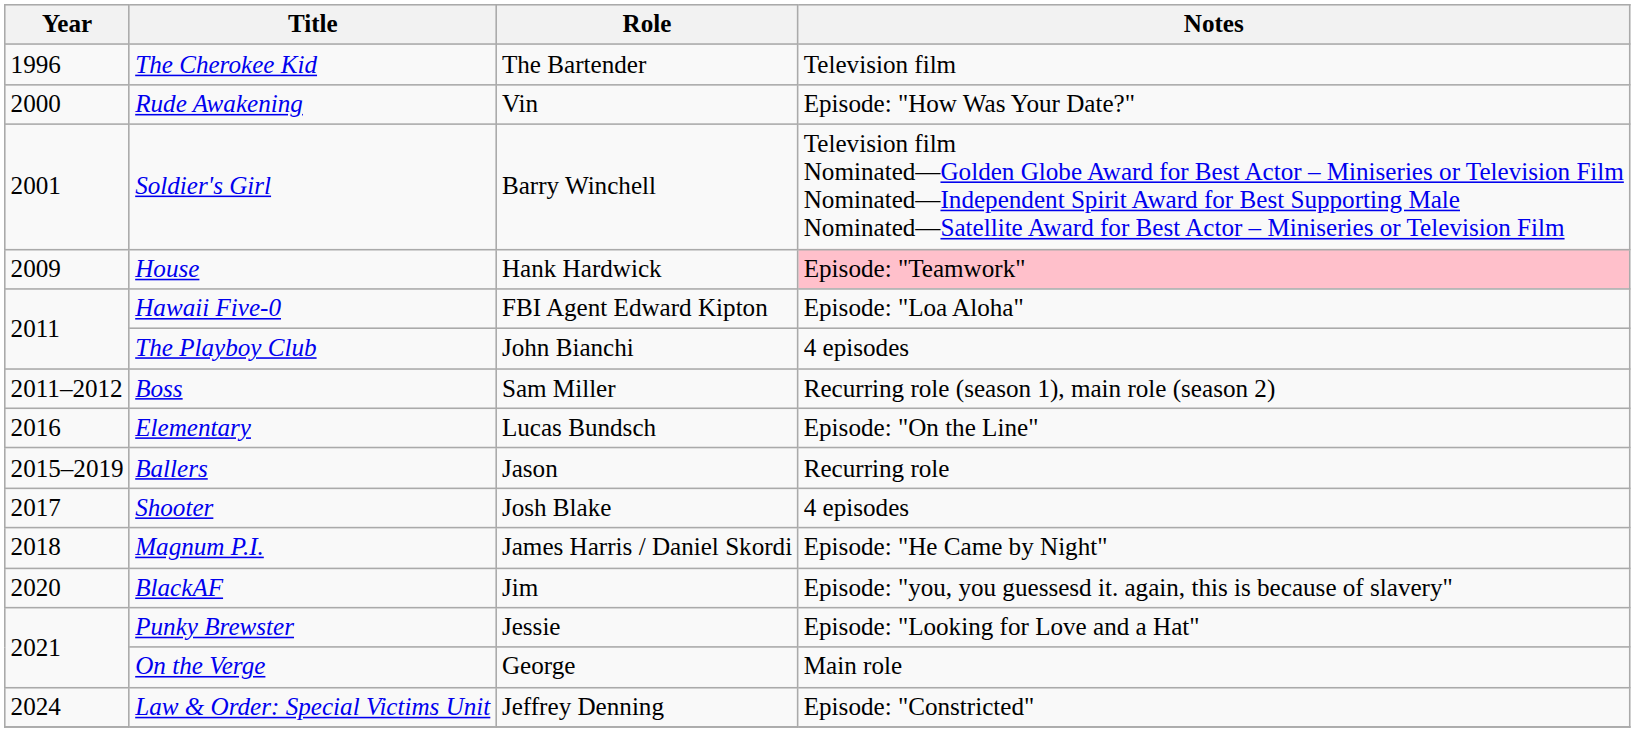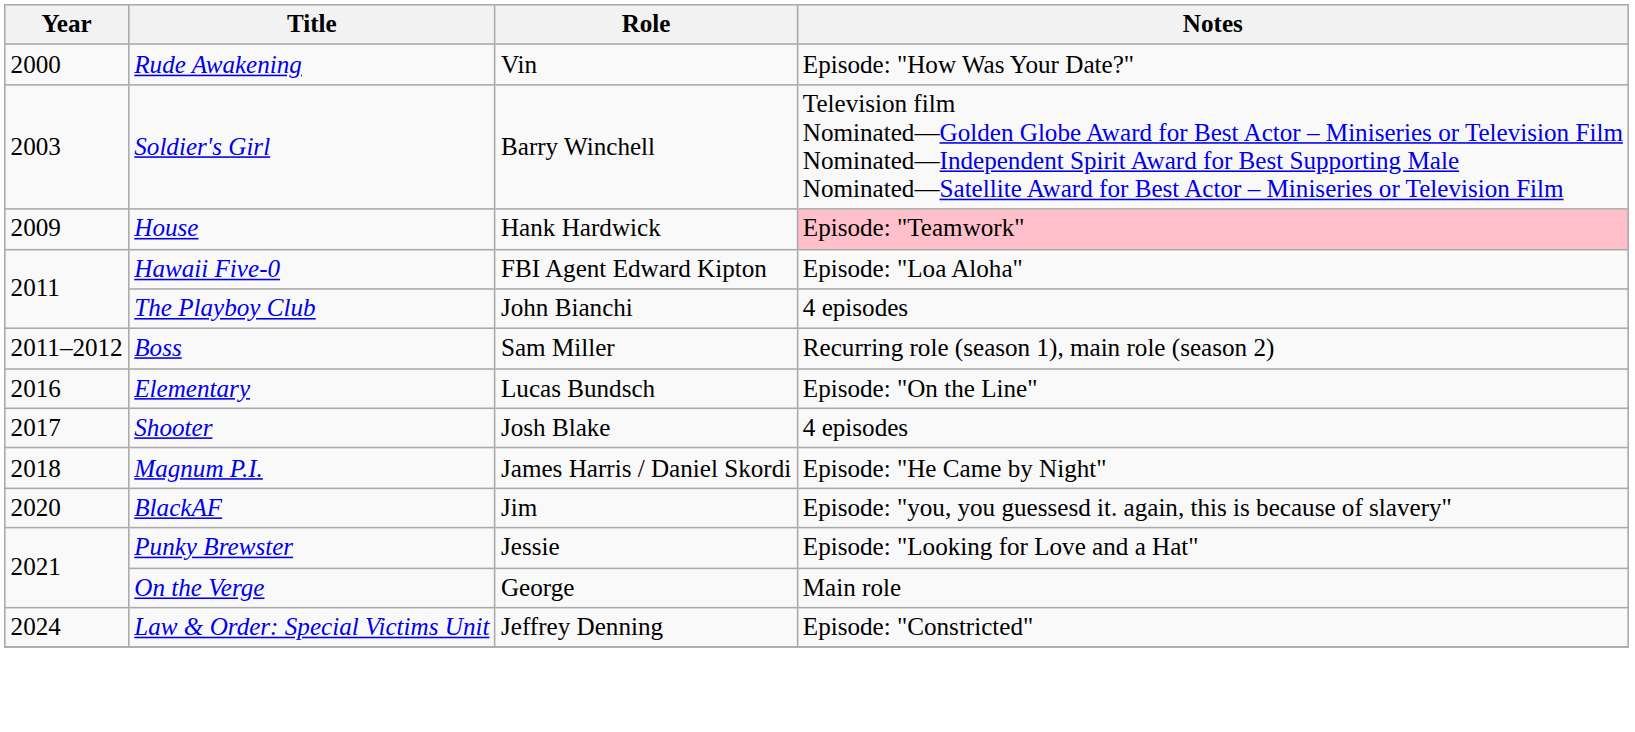- row: (226, 64)
(36, 186) 2001 -> (36, 146) 2003
- row: (171, 467)
